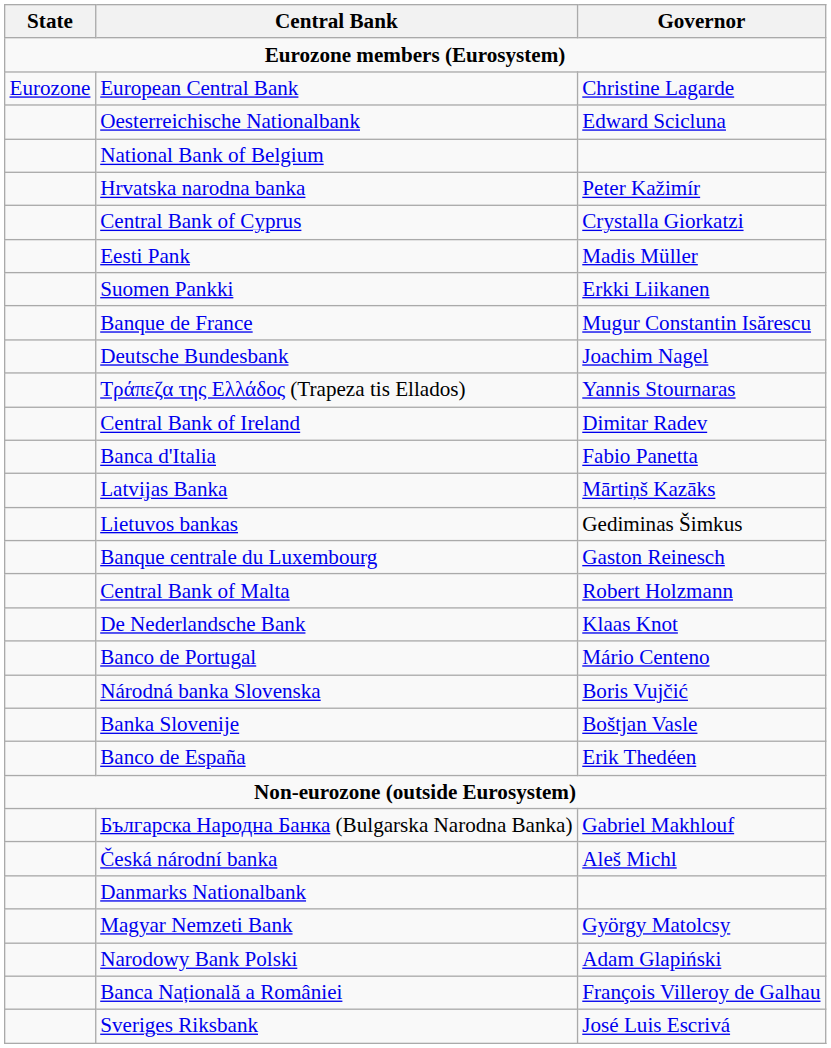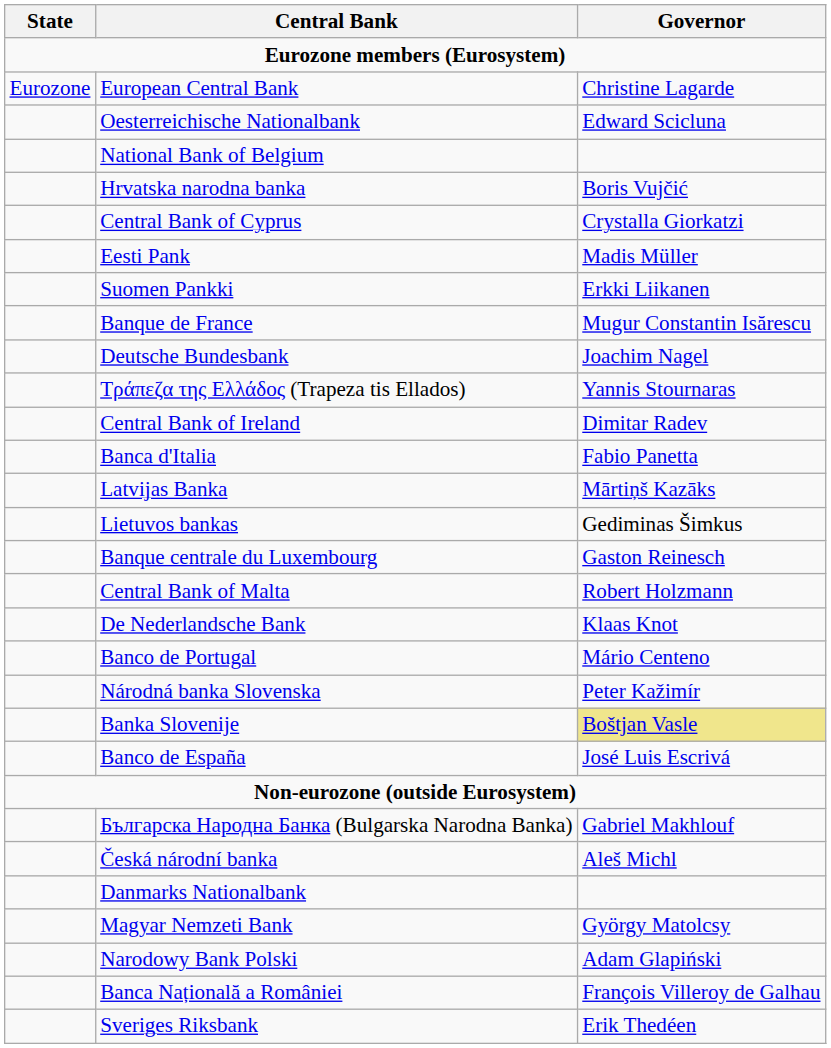(641, 188) Peter Kažimír -> (635, 188) Boris Vujčić
(635, 691) Boris Vujčić -> (641, 691) Peter Kažimír
(640, 724) no background -> (640, 724) khaki background
(639, 758) Erik Thedéen -> (656, 758) José Luis Escrivá
(656, 1026) José Luis Escrivá -> (639, 1026) Erik Thedéen
